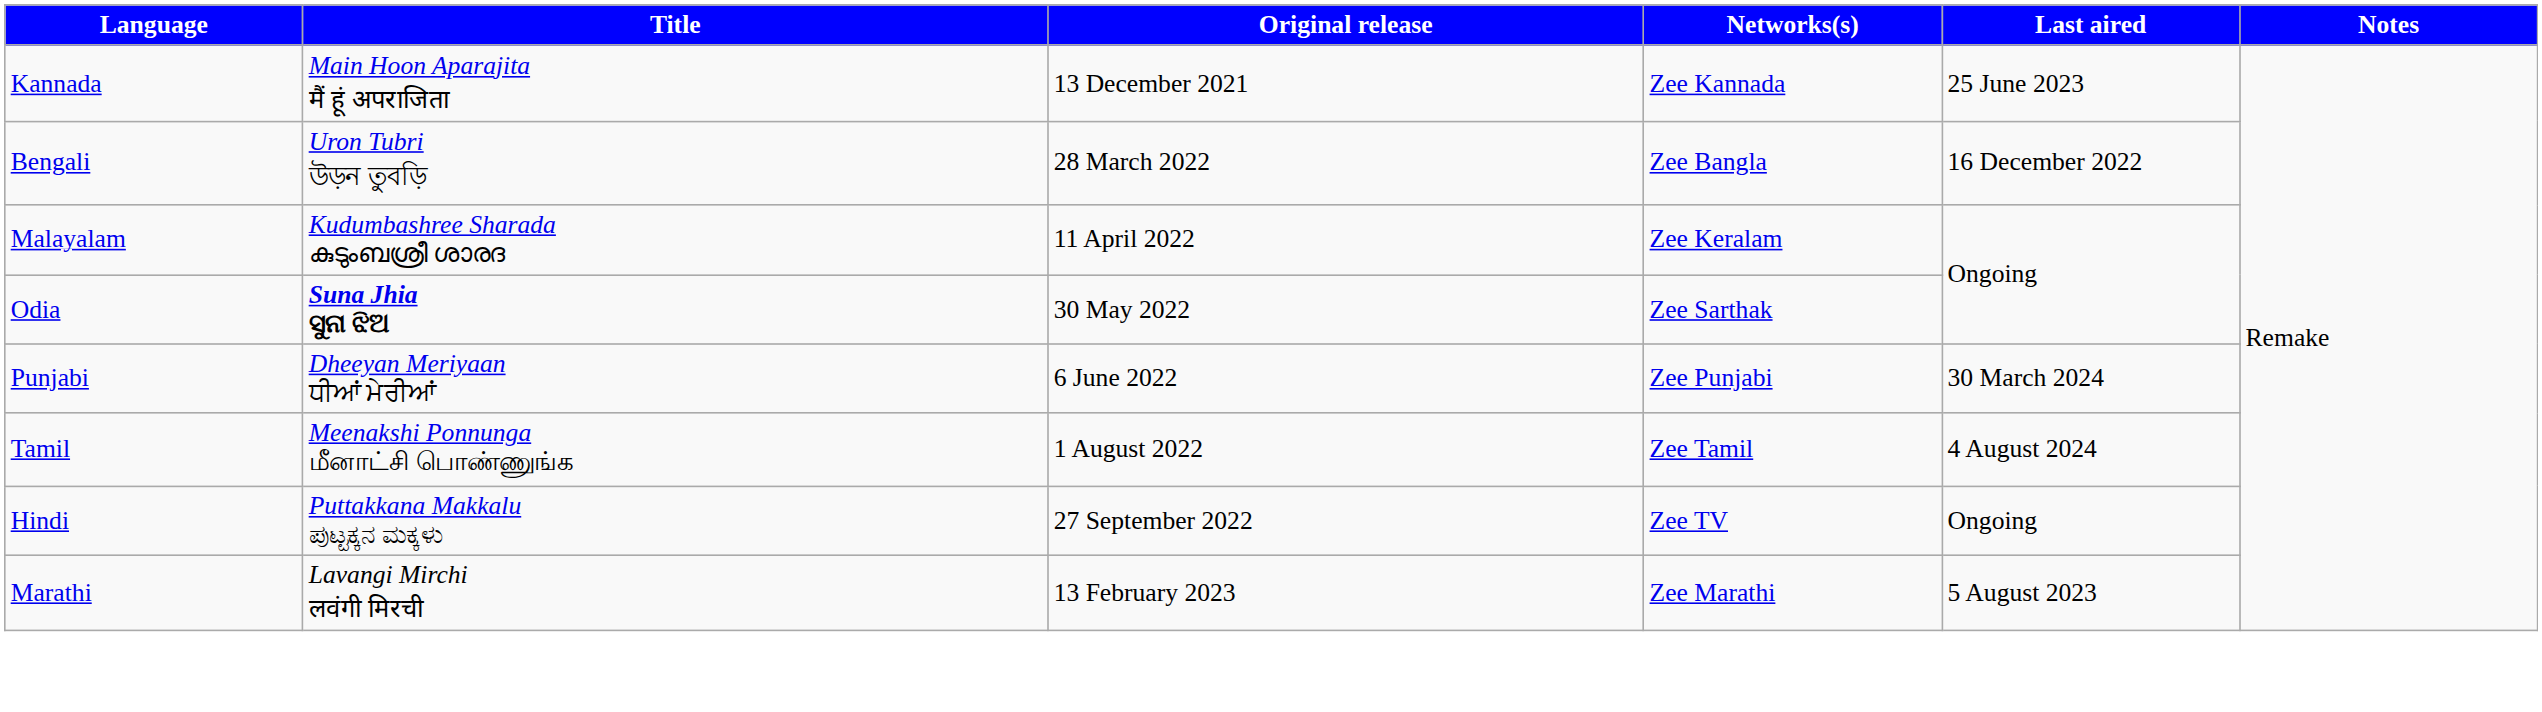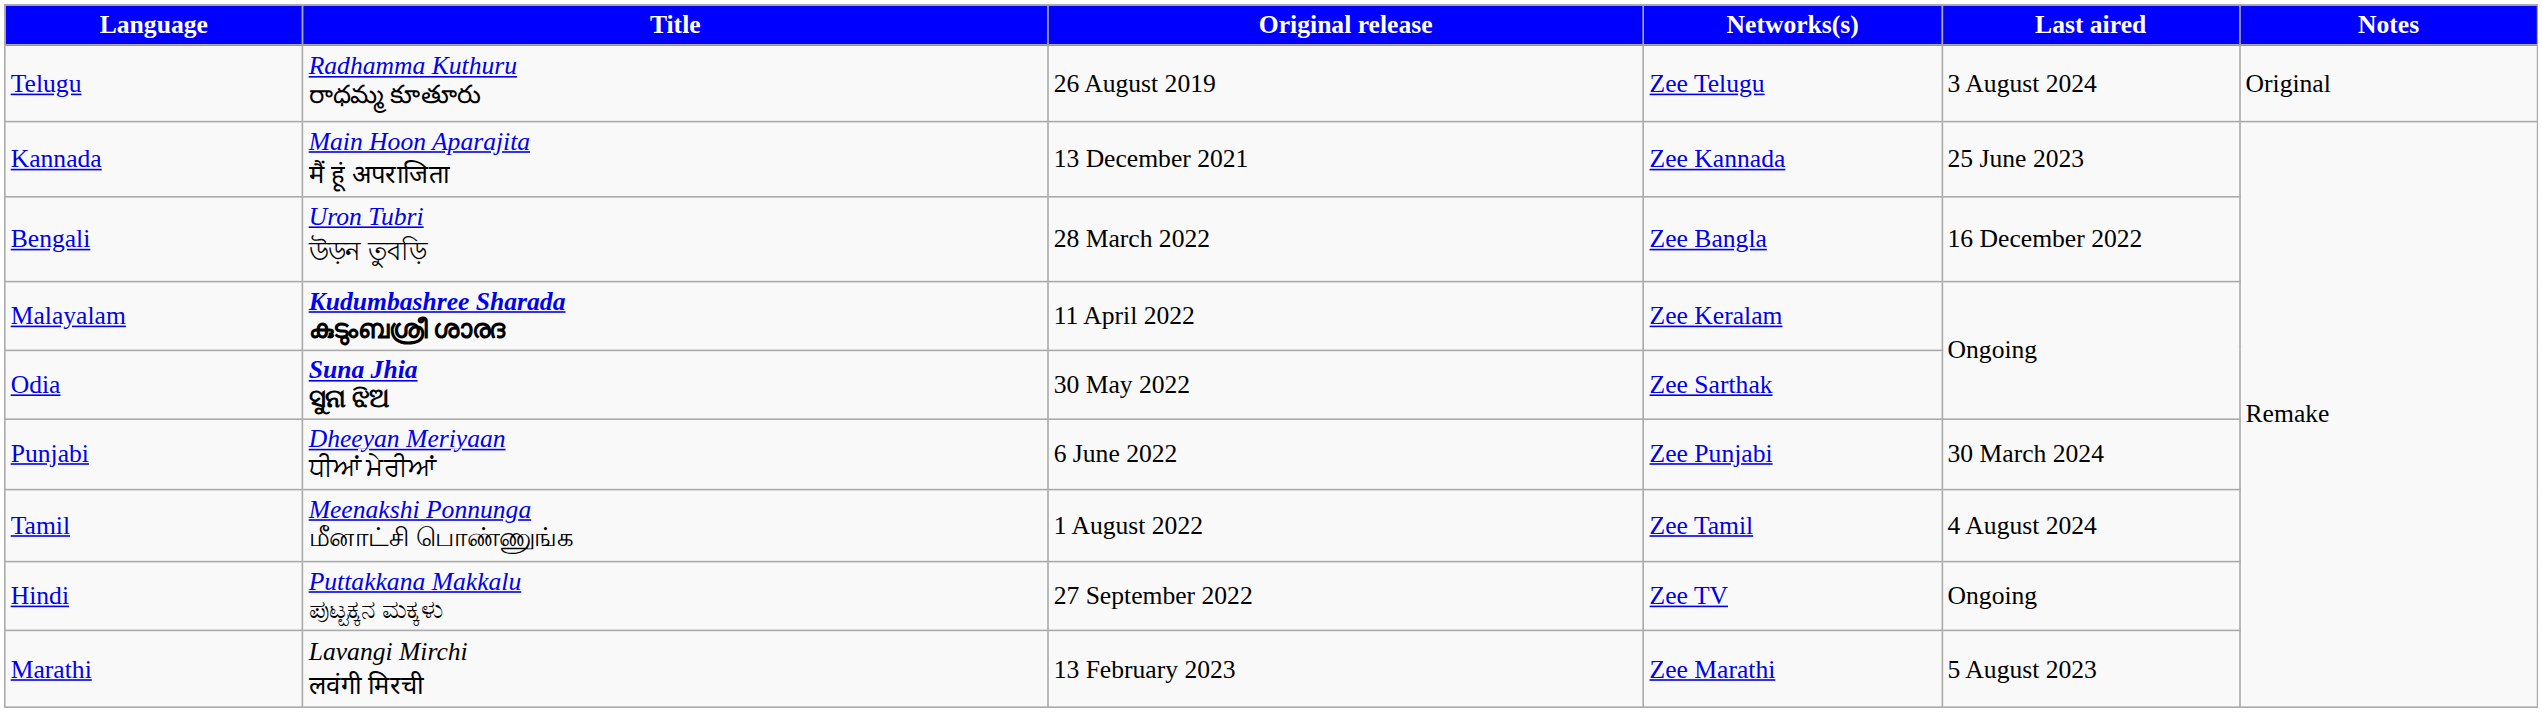+ row: (46, 83)
(432, 239) normal -> (437, 315) bold
